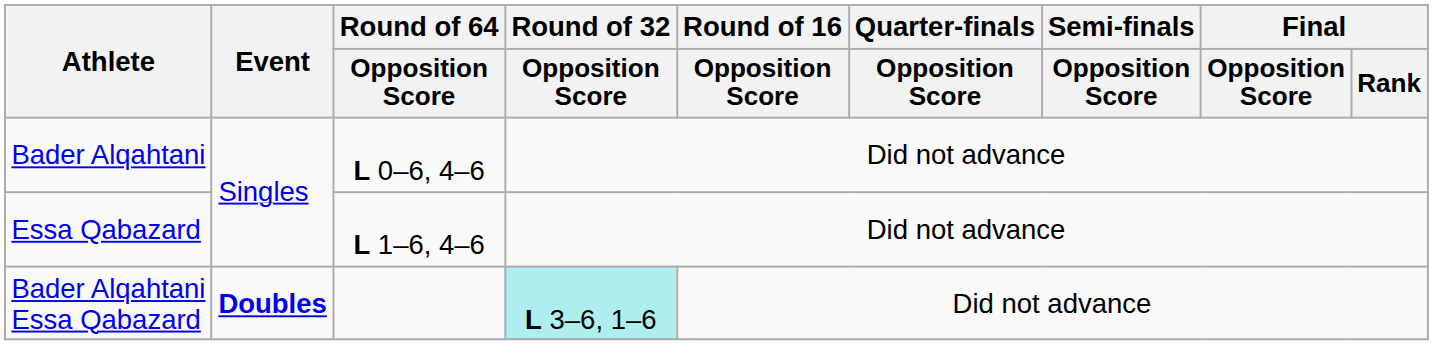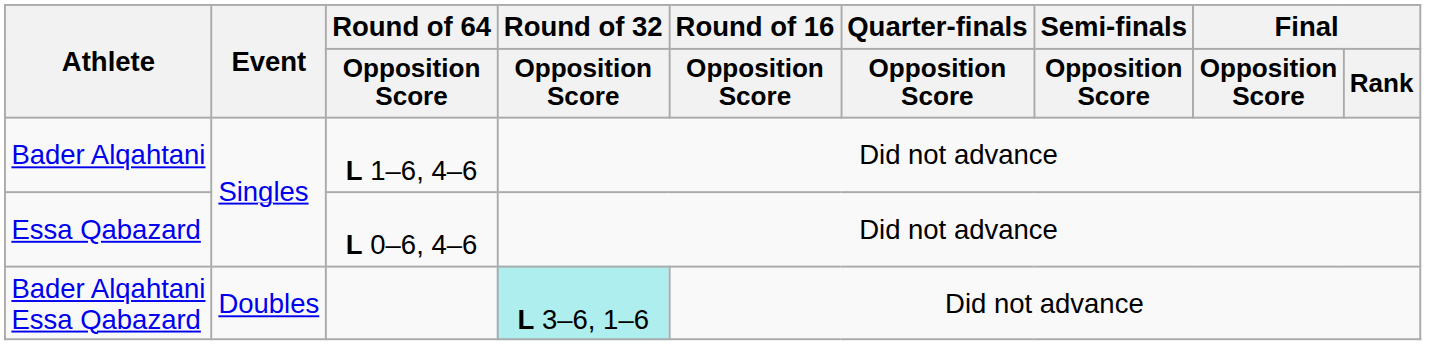(419, 171) L 0–6, 4–6 -> (412, 171) L 1–6, 4–6
(419, 245) L 1–6, 4–6 -> (412, 245) L 0–6, 4–6
(273, 303) bold -> (269, 303) normal
